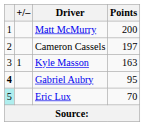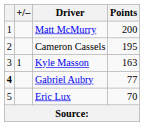(130, 46) 197 -> (130, 46) 195
(132, 80) 95 -> (132, 80) 77
(9, 97) paleturquoise background -> (9, 97) no background
